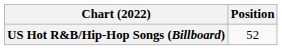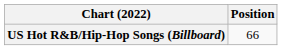(253, 34) 52 -> (253, 34) 66
